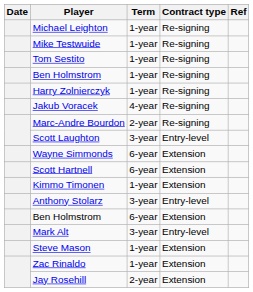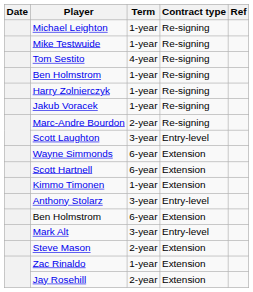(143, 59) 1-year -> (143, 59) 4-year
(143, 106) 4-year -> (143, 106) 1-year
(143, 248) 1-year -> (143, 248) 2-year
